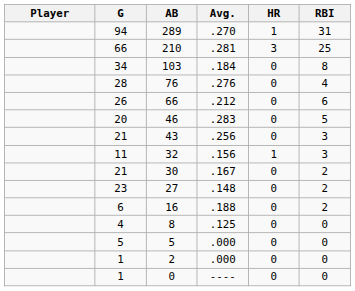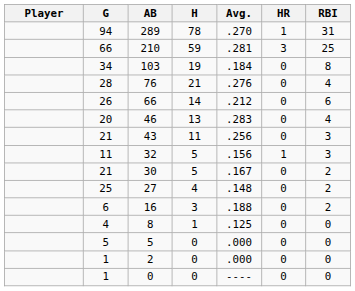+ column: (195, 13)
(325, 119) 5 -> (328, 119) 4
(121, 189) 23 -> (106, 189) 25
